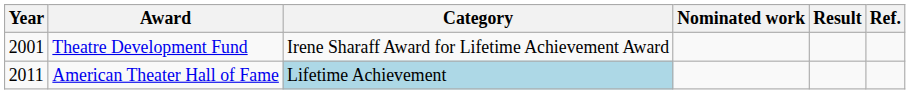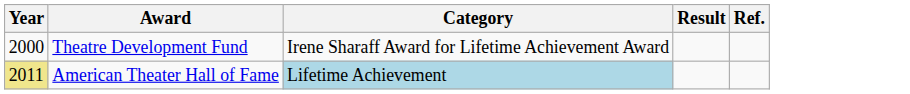- column: (741, 18)
(26, 46) 2001 -> (26, 46) 2000
(26, 74) no background -> (26, 74) khaki background
